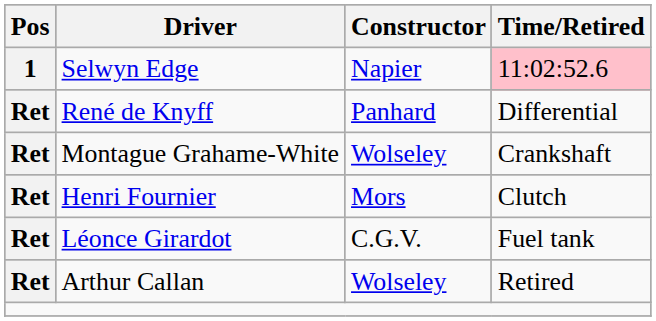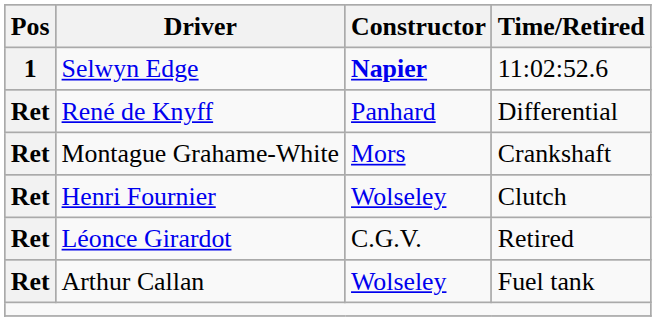(386, 68) normal -> (389, 68) bold
(553, 68) pink background -> (553, 68) no background
(399, 153) Wolseley -> (378, 153) Mors
(378, 196) Mors -> (399, 196) Wolseley
(546, 239) Fuel tank -> (536, 239) Retired
(536, 281) Retired -> (546, 281) Fuel tank
